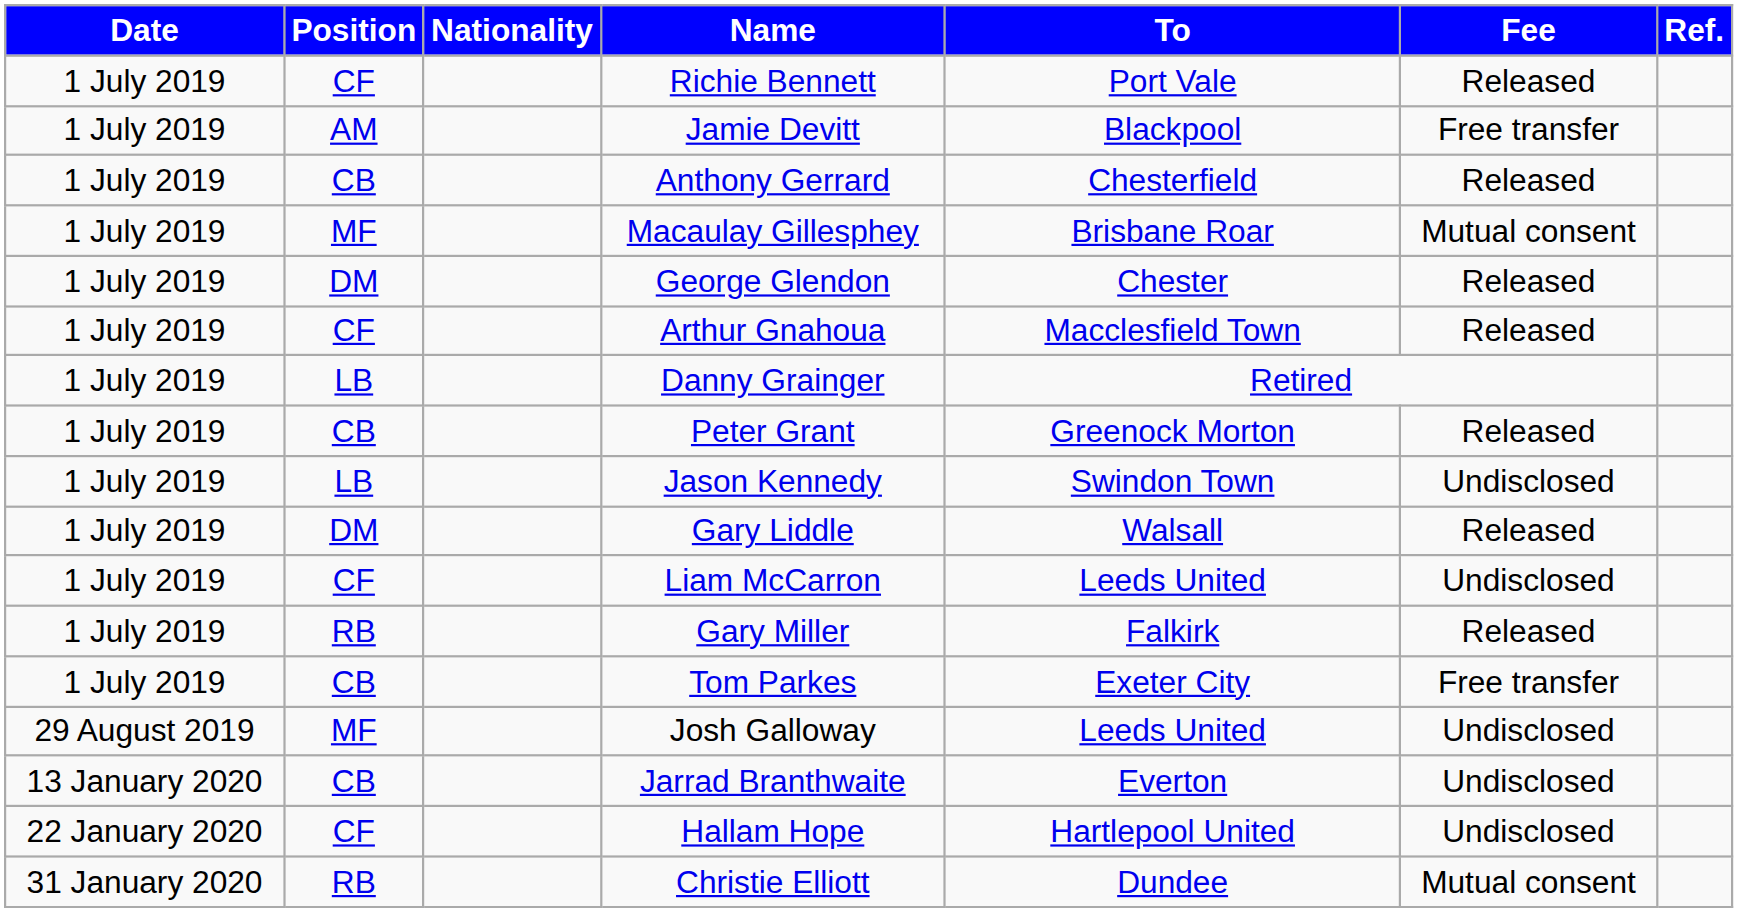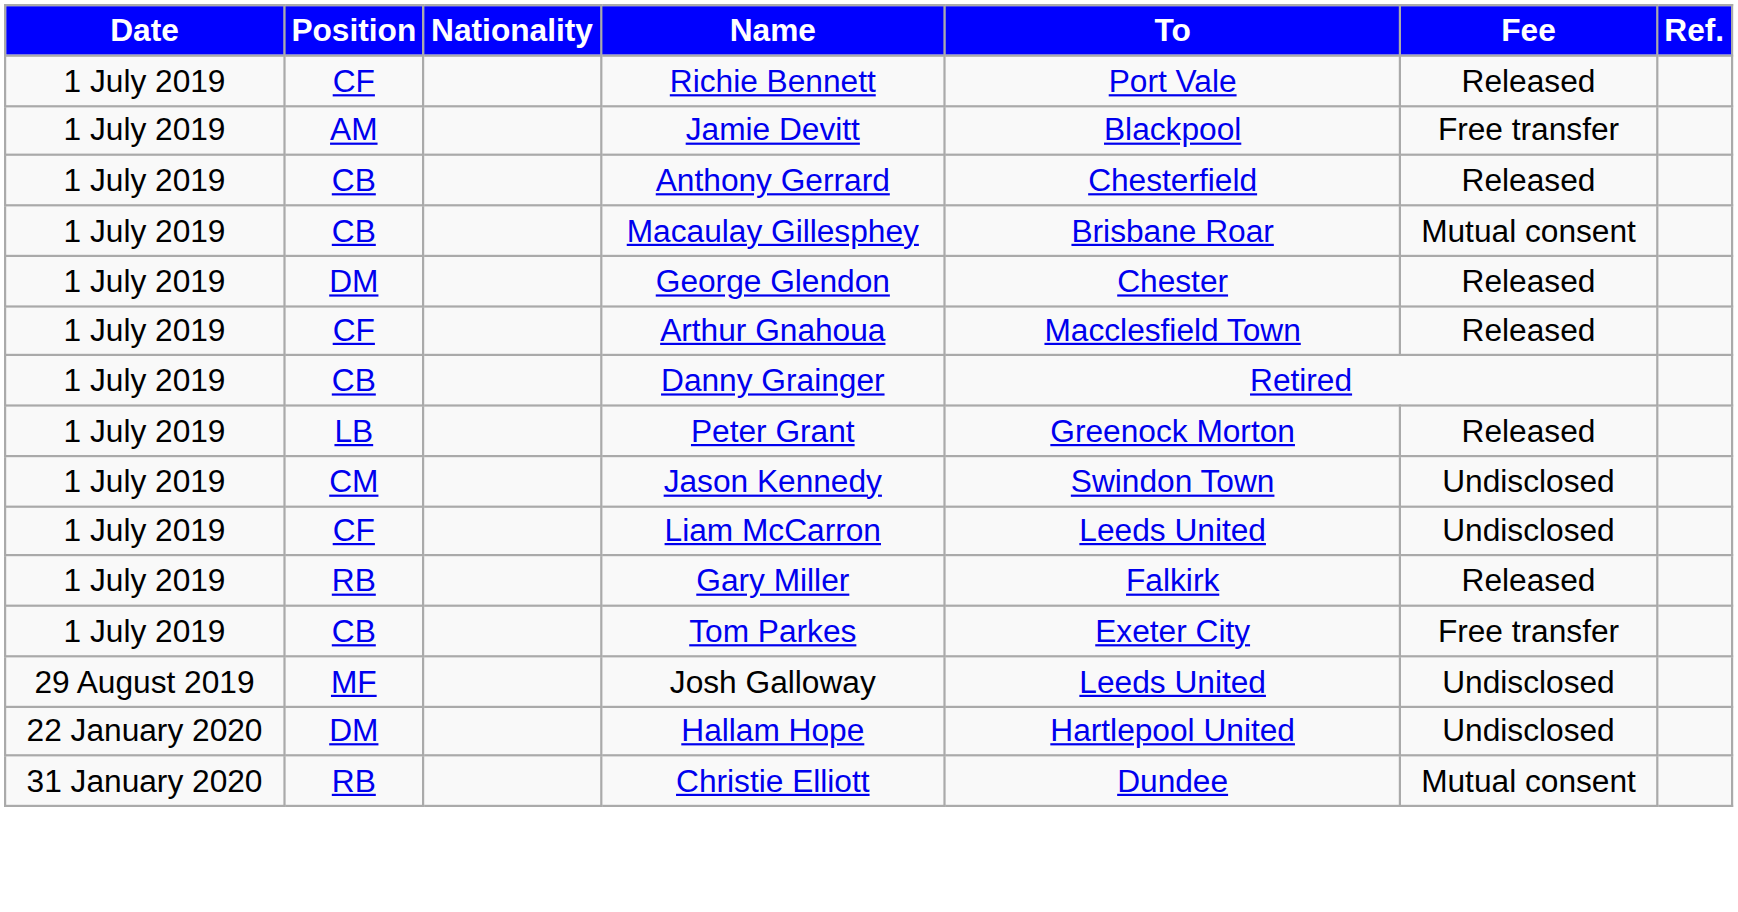(354, 231) MF -> (354, 231) CB
(354, 381) LB -> (354, 381) CB
(354, 431) CB -> (354, 431) LB
(354, 481) LB -> (354, 481) CM
- row: (773, 531)
- row: (773, 781)
(354, 831) CF -> (354, 731) DM
